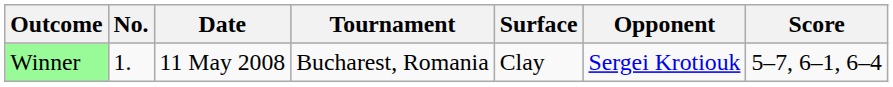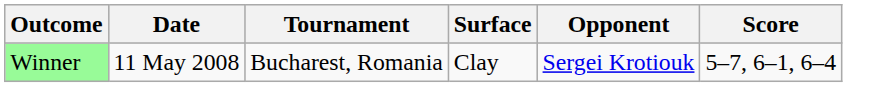- column: (131, 23)
